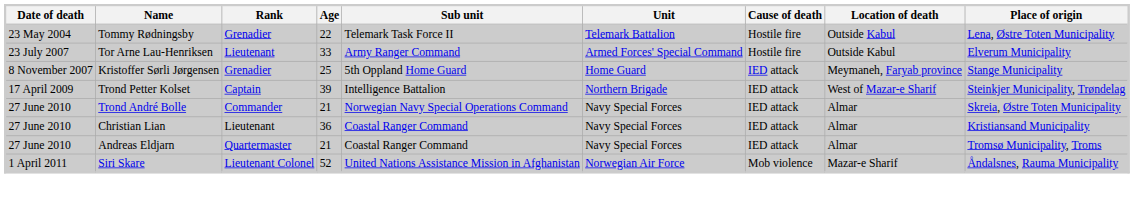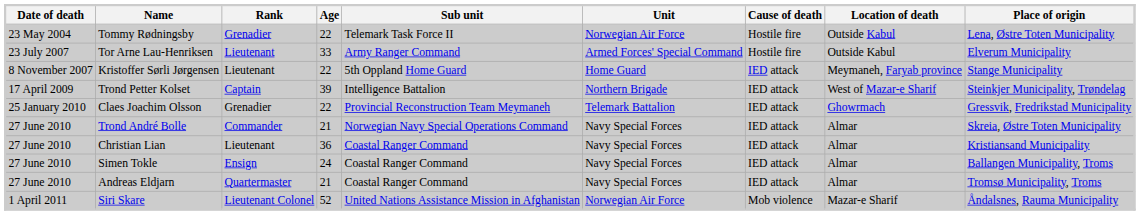(630, 33) Telemark Battalion -> (635, 33) Norwegian Air Force
(248, 70) Grenadier -> (249, 70) Lieutenant
(326, 70) 25 -> (326, 70) 22
+ row: (150, 107)
+ row: (128, 163)
